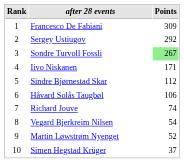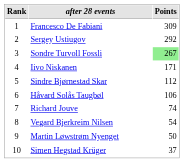(173, 136) 52 -> (173, 136) 50
